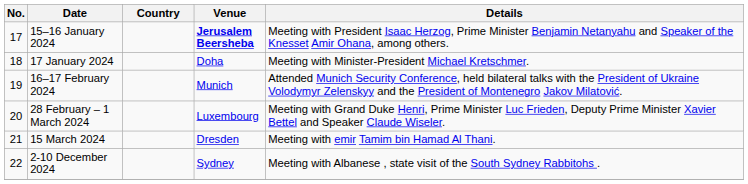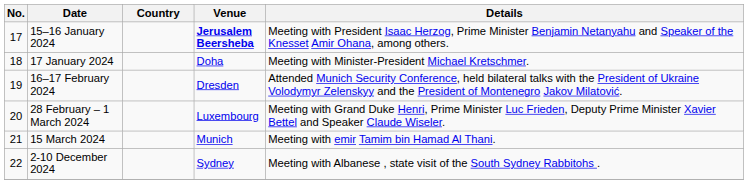(215, 85) Munich -> (218, 85) Dresden
(218, 139) Dresden -> (215, 139) Munich
